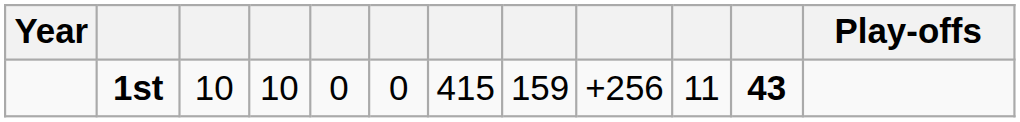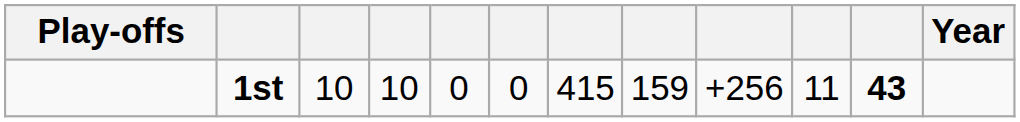columns swapped: (51, 32) <-> (908, 32)
